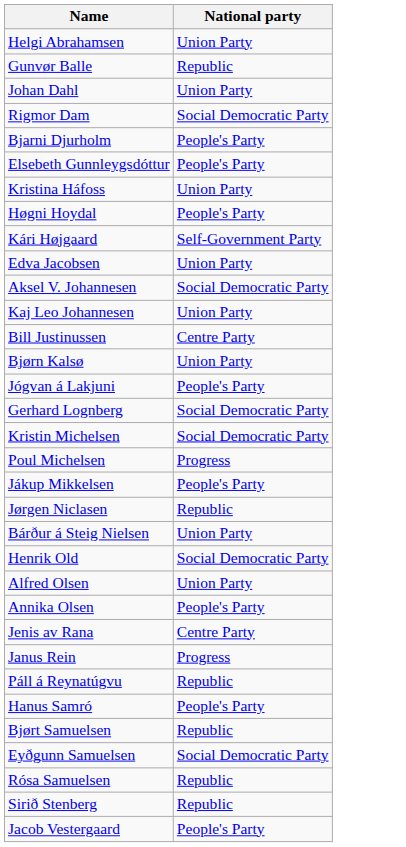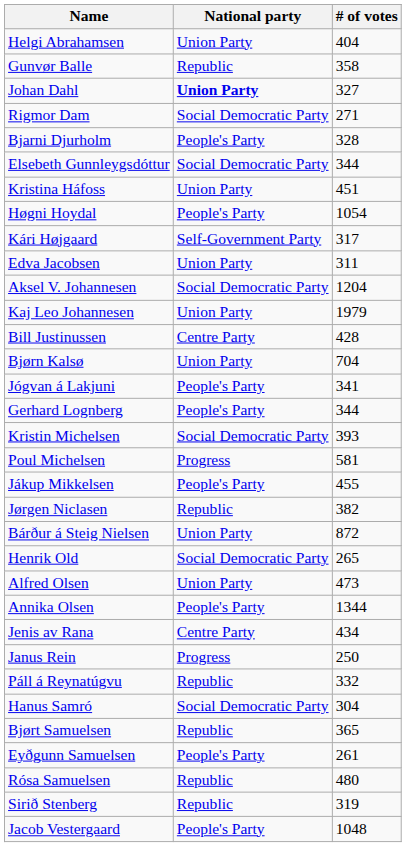+ column: (367, 16)
(215, 90) normal -> (218, 90) bold
(221, 164) People's Party -> (253, 164) Social Democratic Party
(253, 410) Social Democratic Party -> (221, 410) People's Party
(221, 705) People's Party -> (253, 705) Social Democratic Party
(253, 755) Social Democratic Party -> (221, 755) People's Party
